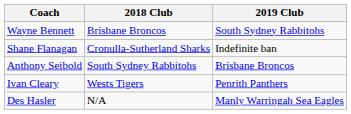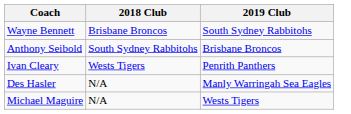- row: (42, 48)
+ row: (45, 100)
